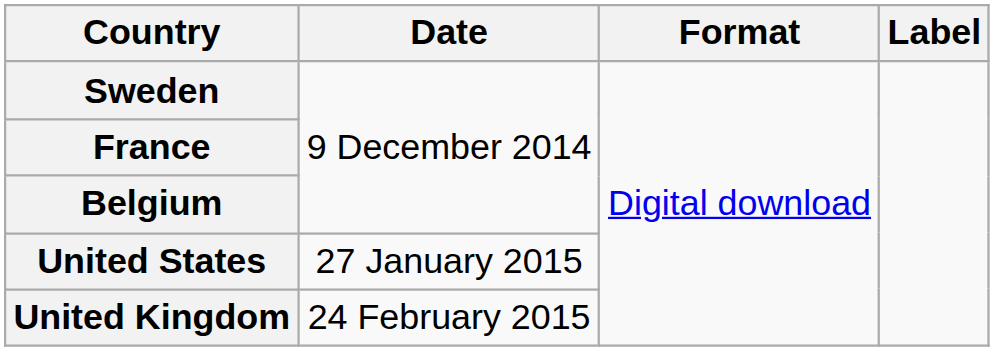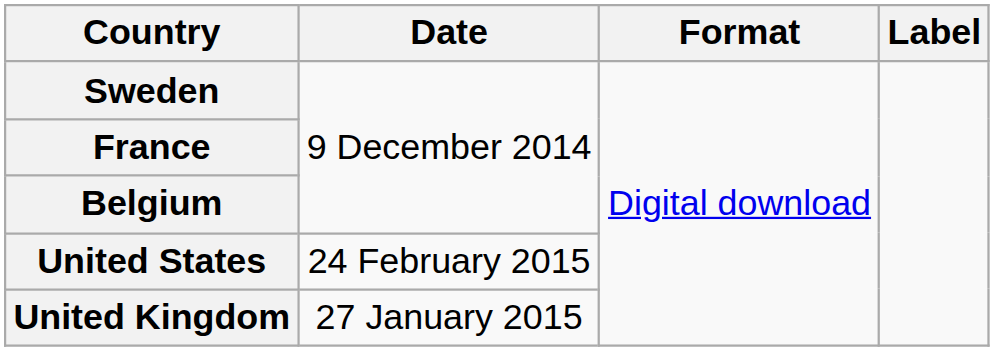(449, 260) 27 January 2015 -> (449, 260) 24 February 2015
(449, 317) 24 February 2015 -> (449, 317) 27 January 2015
